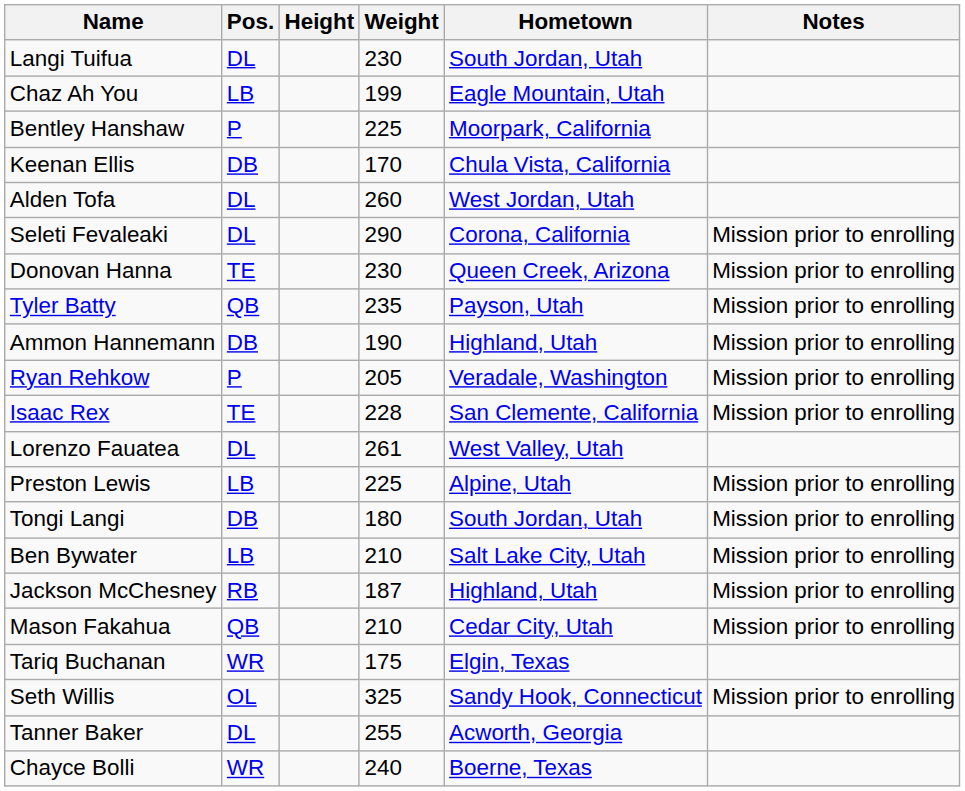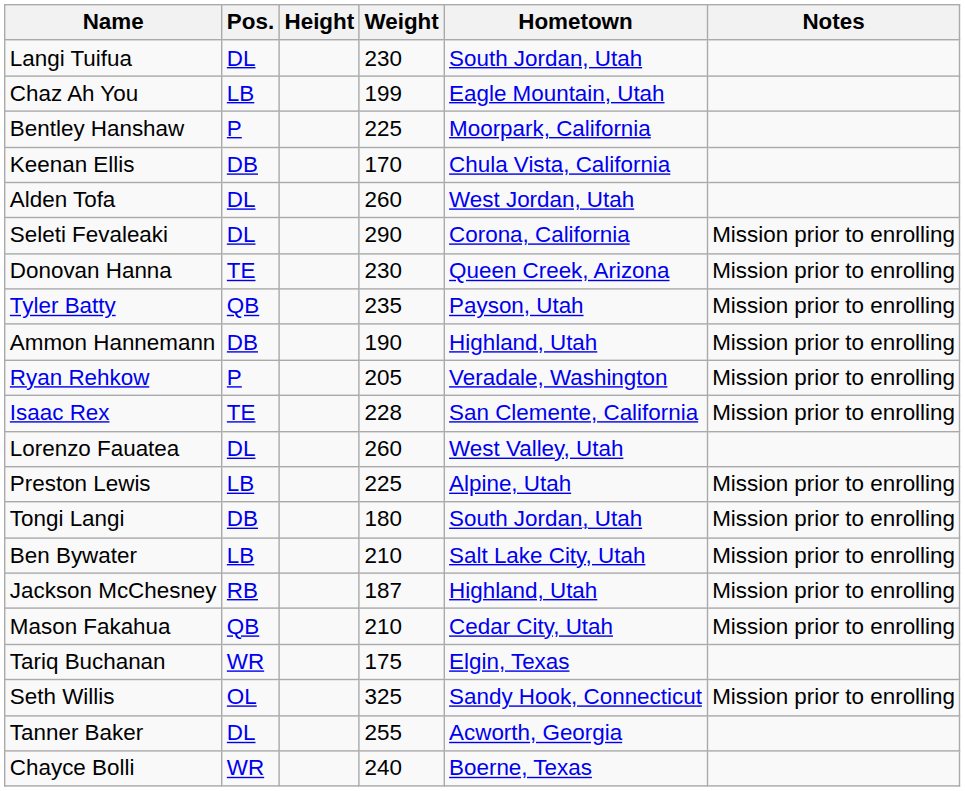(383, 448) 261 -> (383, 448) 260
